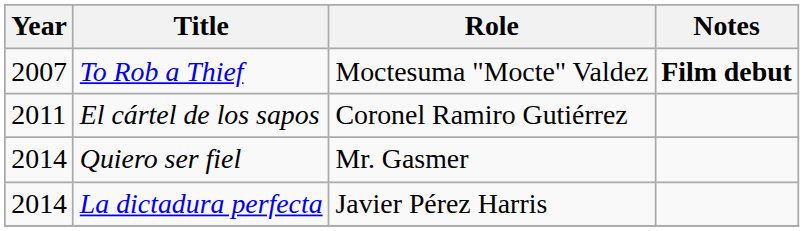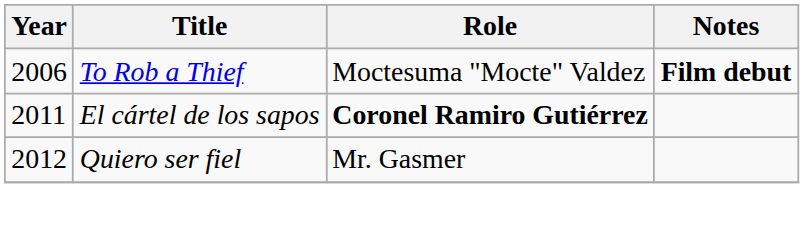(39, 70) 2007 -> (39, 70) 2006
(482, 114) normal -> (490, 114) bold
(39, 159) 2014 -> (39, 159) 2012
- row: (201, 203)
